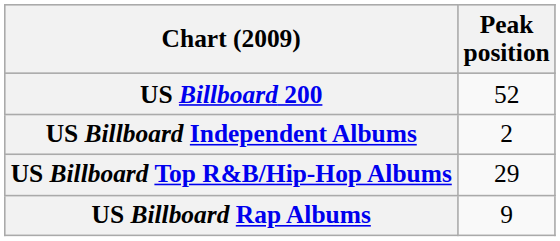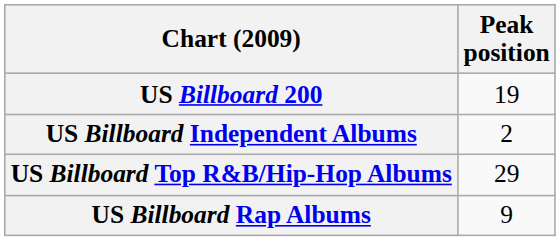(507, 93) 52 -> (507, 93) 19
